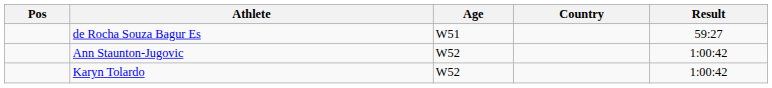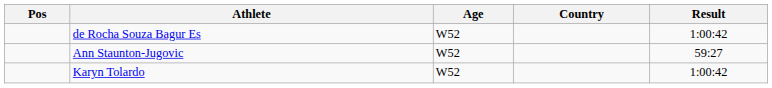(448, 33) W51 -> (448, 33) W52
(709, 33) 59:27 -> (709, 33) 1:00:42
(709, 53) 1:00:42 -> (709, 53) 59:27
